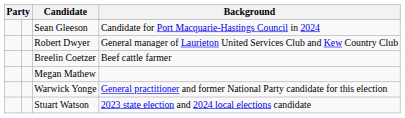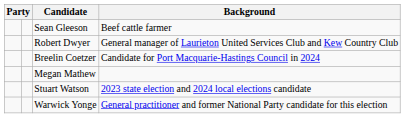(210, 27) Candidate for Port Macquarie-Hastings Council in 2024 -> (136, 27) Beef cattle farmer
(136, 58) Beef cattle farmer -> (210, 58) Candidate for Port Macquarie-Hastings Council in 2024
rows swapped: (62, 105) <-> (65, 89)
